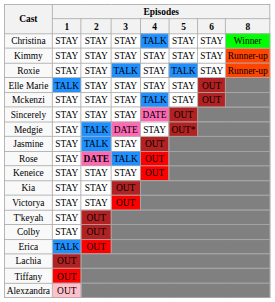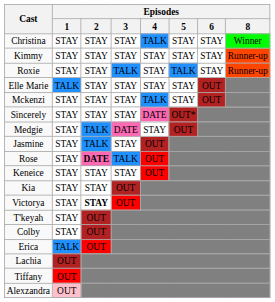(183, 115) OUT -> (183, 115) OUT*
(183, 129) OUT* -> (183, 129) OUT
(96, 203) normal -> (96, 203) bold
